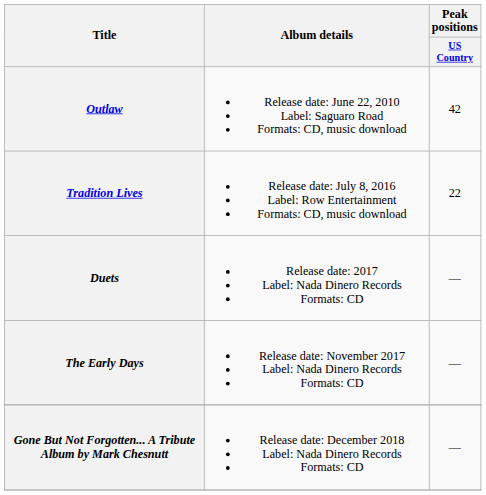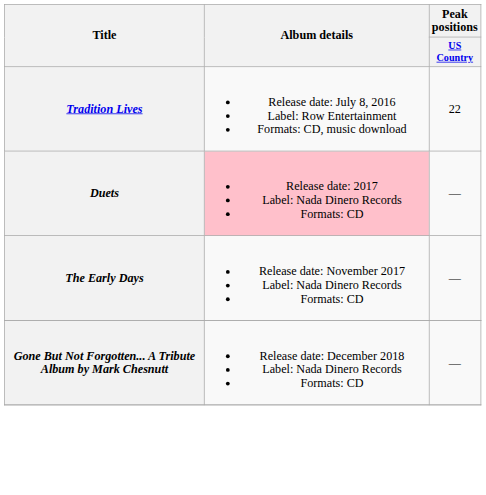- row: (104, 108)
(317, 285) no background -> (317, 200) pink background
